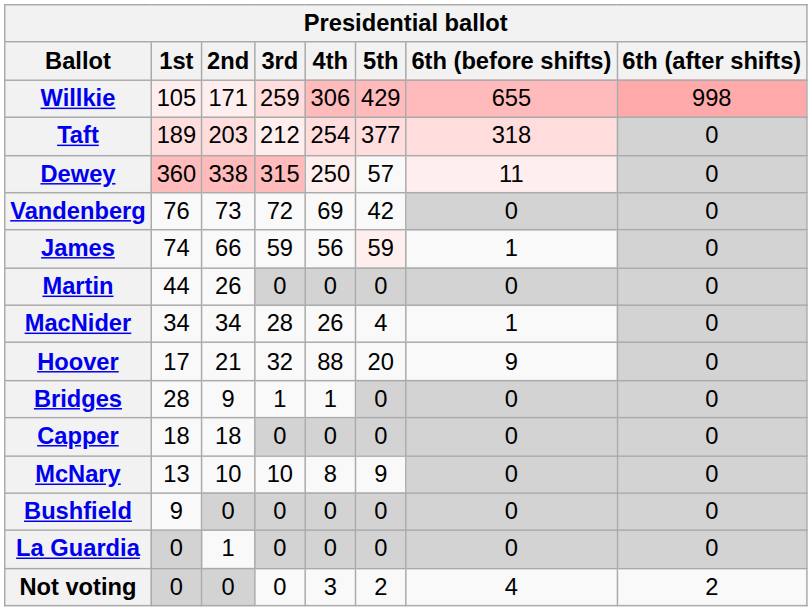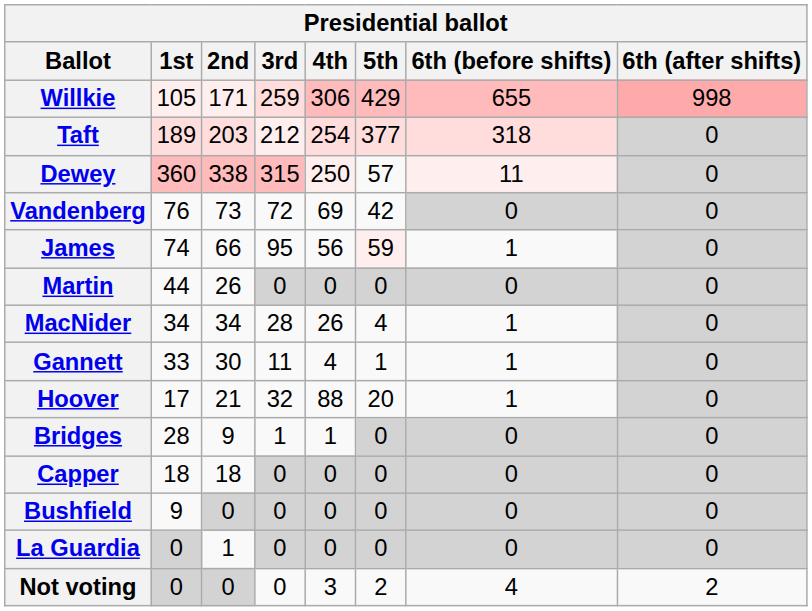(280, 248) 59 -> (280, 248) 95
+ row: (78, 361)
(511, 361) 9 -> (511, 398) 1
- row: (78, 473)
